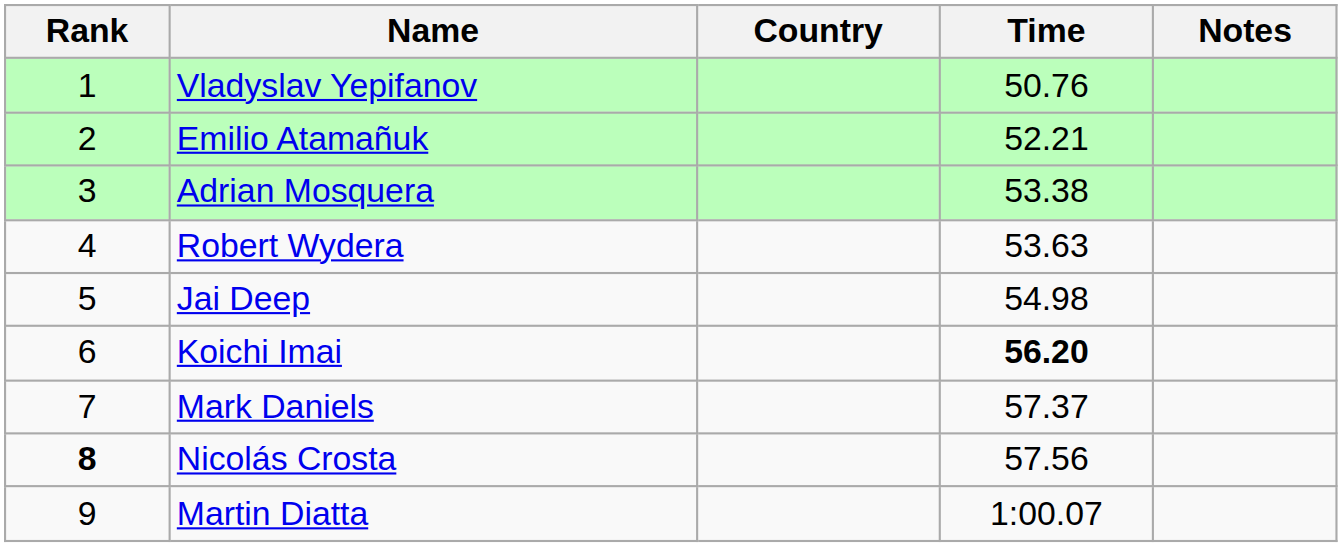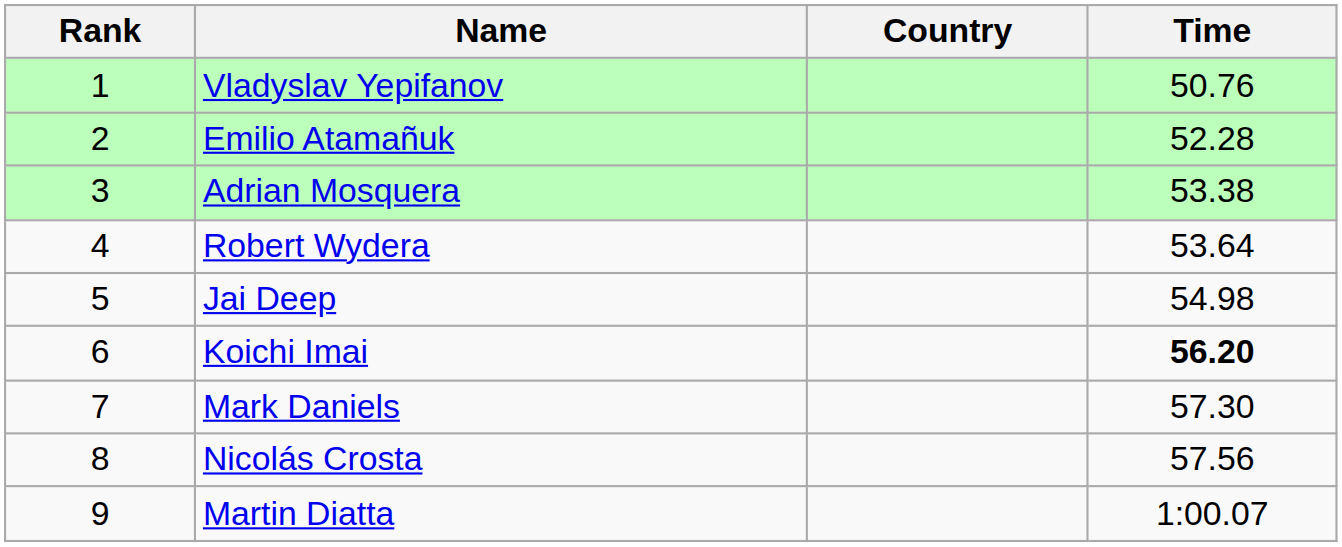- column: (1245, 31)
(1046, 138) 52.21 -> (1212, 138) 52.28
(1046, 245) 53.63 -> (1212, 245) 53.64
(1046, 406) 57.37 -> (1212, 406) 57.30
(87, 459) bold -> (100, 459) normal
